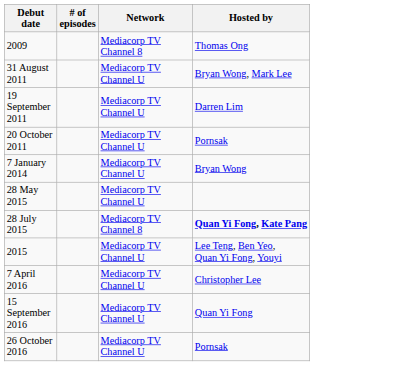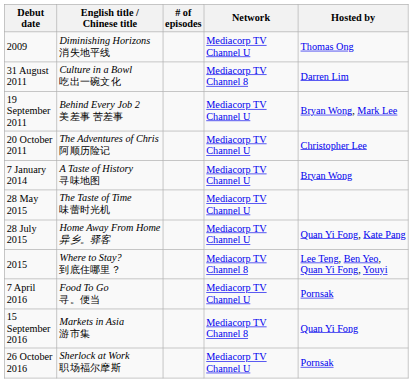+ column: (110, 18)
(131, 46) Mediacorp TV Channel 8 -> (236, 47) Mediacorp TV Channel U
(131, 73) Mediacorp TV Channel U -> (236, 76) Mediacorp TV Channel 8
(243, 73) Bryan Wong, Mark Lee -> (325, 76) Darren Lim
(219, 107) Darren Lim -> (349, 111) Bryan Wong, Mark Lee
(211, 140) Pornsak -> (334, 145) Christopher Lee
(131, 224) Mediacorp TV Channel 8 -> (236, 234) Mediacorp TV Channel U
(251, 224) bold -> (353, 234) normal
(131, 251) Mediacorp TV Channel U -> (236, 264) Mediacorp TV Channel 8
(228, 279) Christopher Lee -> (317, 294) Pornsak
(131, 313) Mediacorp TV Channel U -> (236, 328) Mediacorp TV Channel 8
